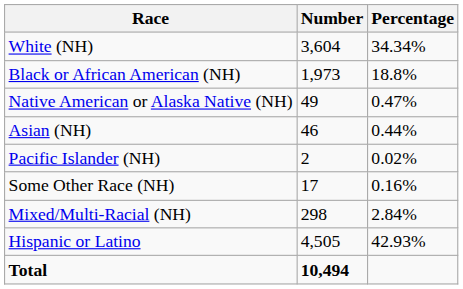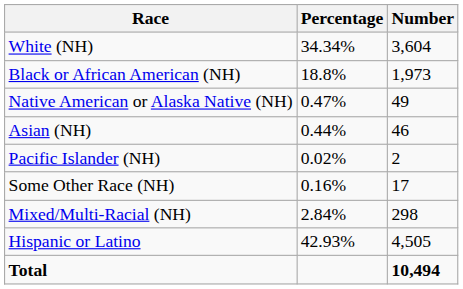columns swapped: (332, 18) <-> (413, 18)
